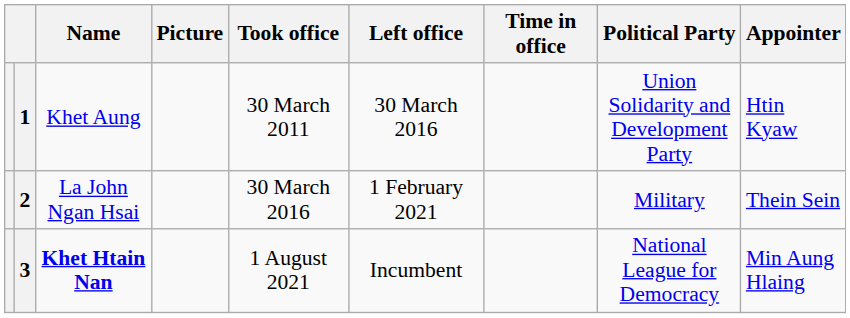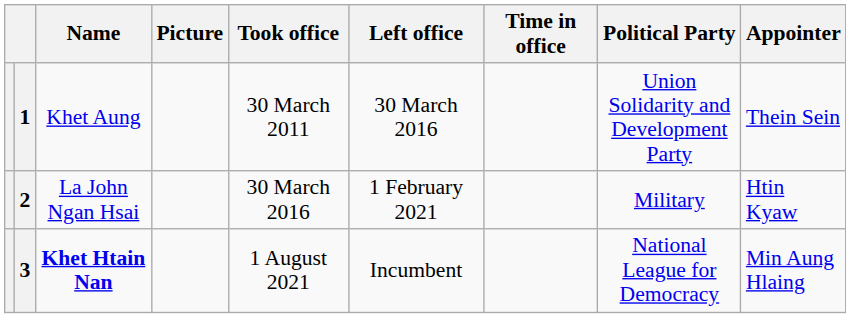(772, 116) Htin Kyaw -> (793, 116) Thein Sein
(793, 199) Thein Sein -> (772, 199) Htin Kyaw
